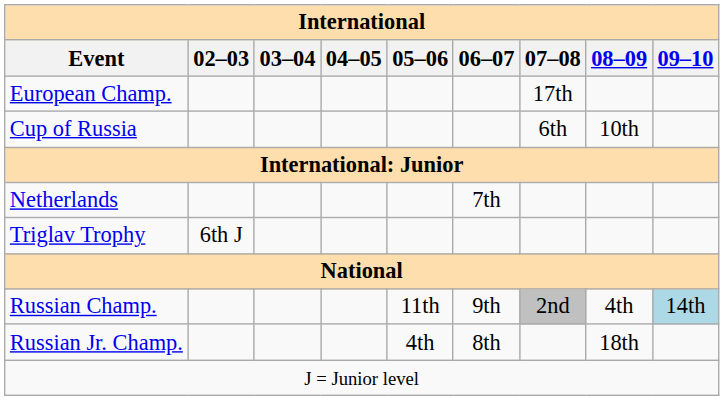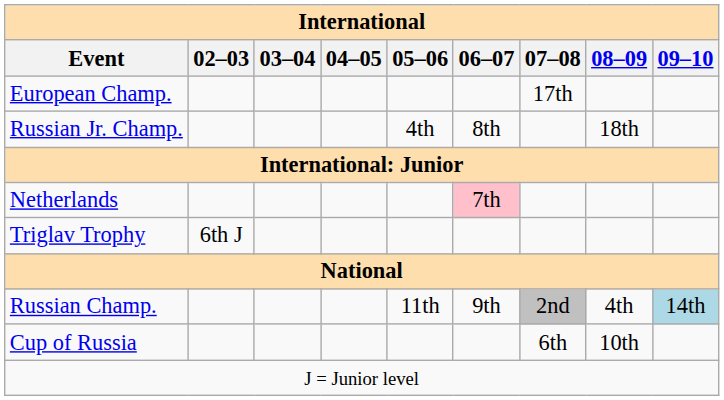rows swapped: (73, 128) <-> (96, 341)
(486, 199) no background -> (486, 199) pink background
